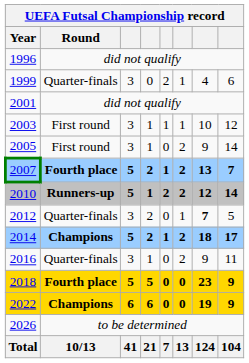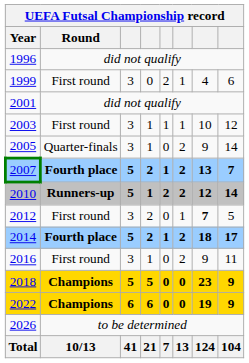(81, 81) Quarter-finals -> (81, 81) First round
(81, 147) First round -> (81, 147) Quarter-finals
(81, 216) Quarter-finals -> (81, 216) First round
(81, 237) Champions -> (81, 237) Fourth place
(81, 259) Quarter-finals -> (81, 259) First round
(81, 281) Fourth place -> (81, 281) Champions
